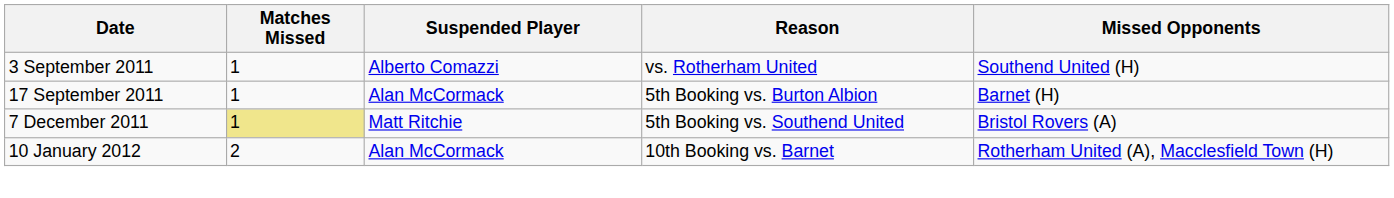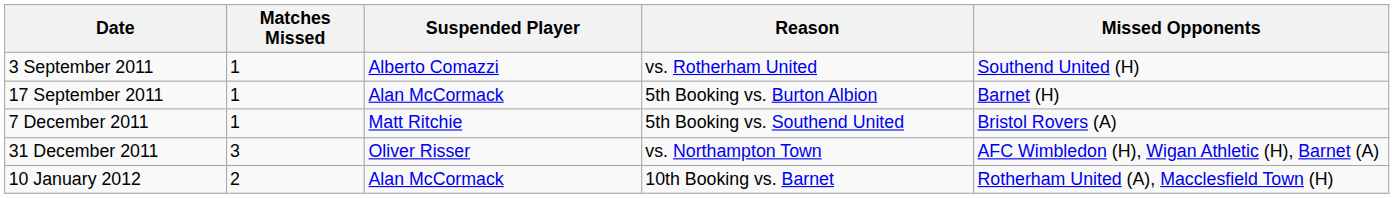(235, 123) khaki background -> (235, 123) no background
+ row: (84, 151)
